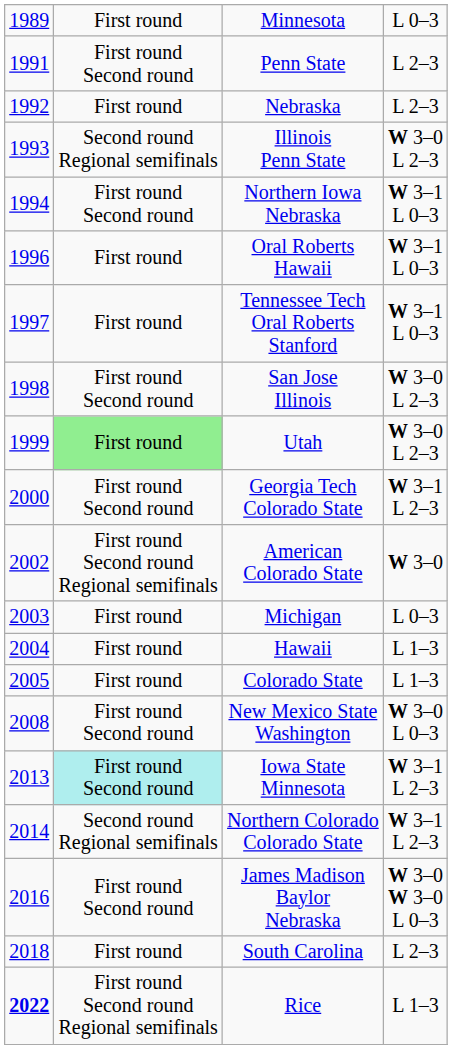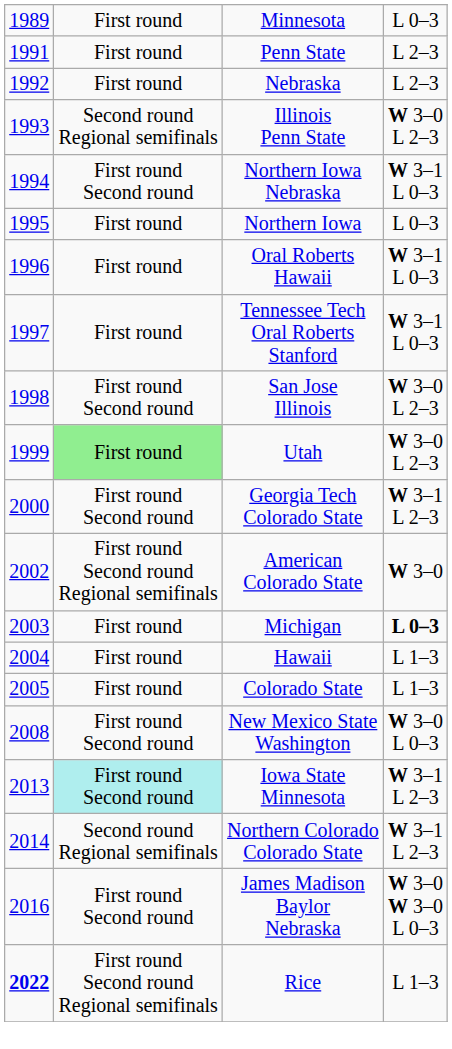(138, 63) First round Second round -> (138, 52) First round
+ row: (303, 223)
(415, 616) normal -> (415, 625) bold
- row: (303, 951)
